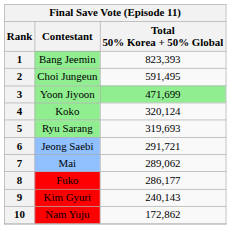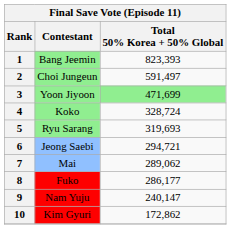(163, 77) 591,495 -> (163, 77) 591,497
(163, 111) 320,124 -> (163, 111) 328,724
(163, 146) 291,721 -> (163, 146) 294,721
(67, 197) Kim Gyuri -> (67, 197) Nam Yuju
(163, 197) 240,143 -> (163, 197) 240,147
(67, 215) Nam Yuju -> (67, 215) Kim Gyuri
